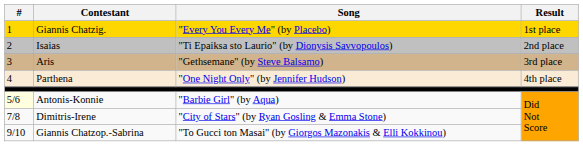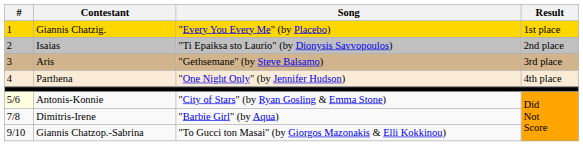(229, 100) "Barbie Girl" (by Aqua) -> (282, 100) "City of Stars" (by Ryan Gosling & Emma Stone)
(282, 116) "City of Stars" (by Ryan Gosling & Emma Stone) -> (229, 116) "Barbie Girl" (by Aqua)
